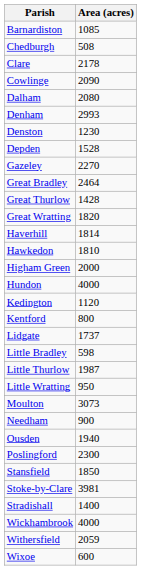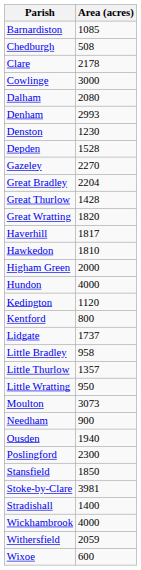(89, 81) 2090 -> (89, 81) 3000
(89, 183) 2464 -> (89, 183) 2204
(89, 234) 1814 -> (89, 234) 1817
(86, 353) 598 -> (86, 353) 958
(89, 370) 1987 -> (89, 370) 1357
